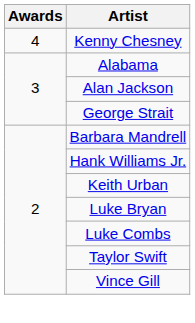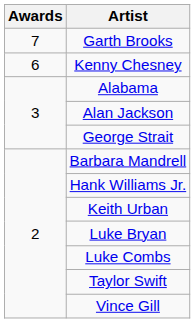+ row: (128, 40)
(35, 40) 4 -> (35, 64) 6
